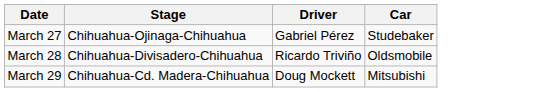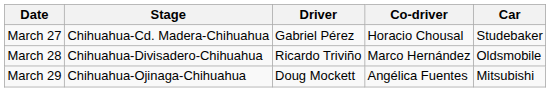+ column: (419, 14)
(157, 35) Chihuahua-Ojinaga-Chihuahua -> (168, 35) Chihuahua-Cd. Madera-Chihuahua
(168, 76) Chihuahua-Cd. Madera-Chihuahua -> (157, 76) Chihuahua-Ojinaga-Chihuahua
